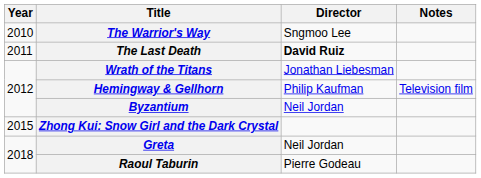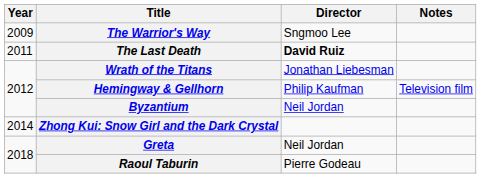(20, 32) 2010 -> (20, 32) 2009
(20, 126) 2015 -> (20, 126) 2014
